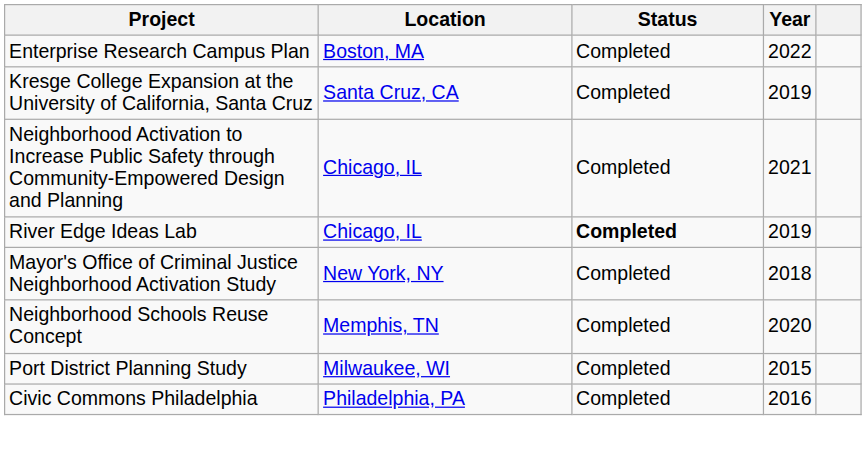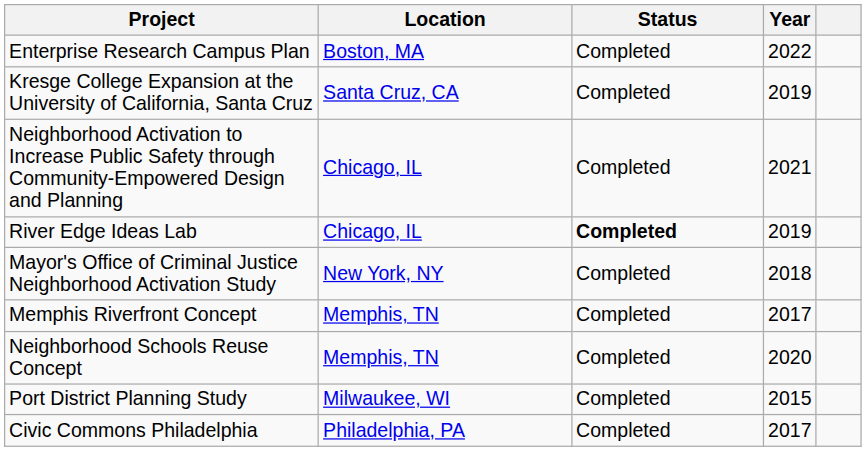+ row: (133, 315)
(790, 399) 2016 -> (790, 430) 2017
